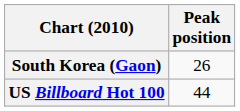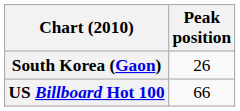(202, 92) 44 -> (202, 92) 66
